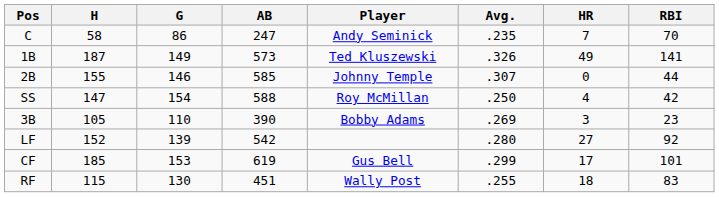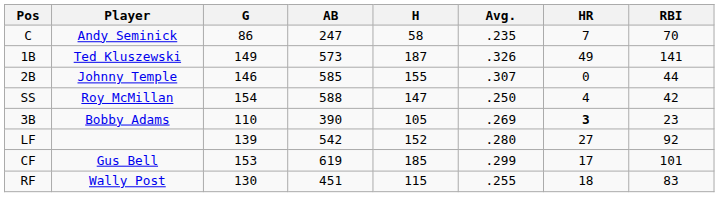columns swapped: (383, 15) <-> (94, 15)
(586, 119) normal -> (586, 119) bold
